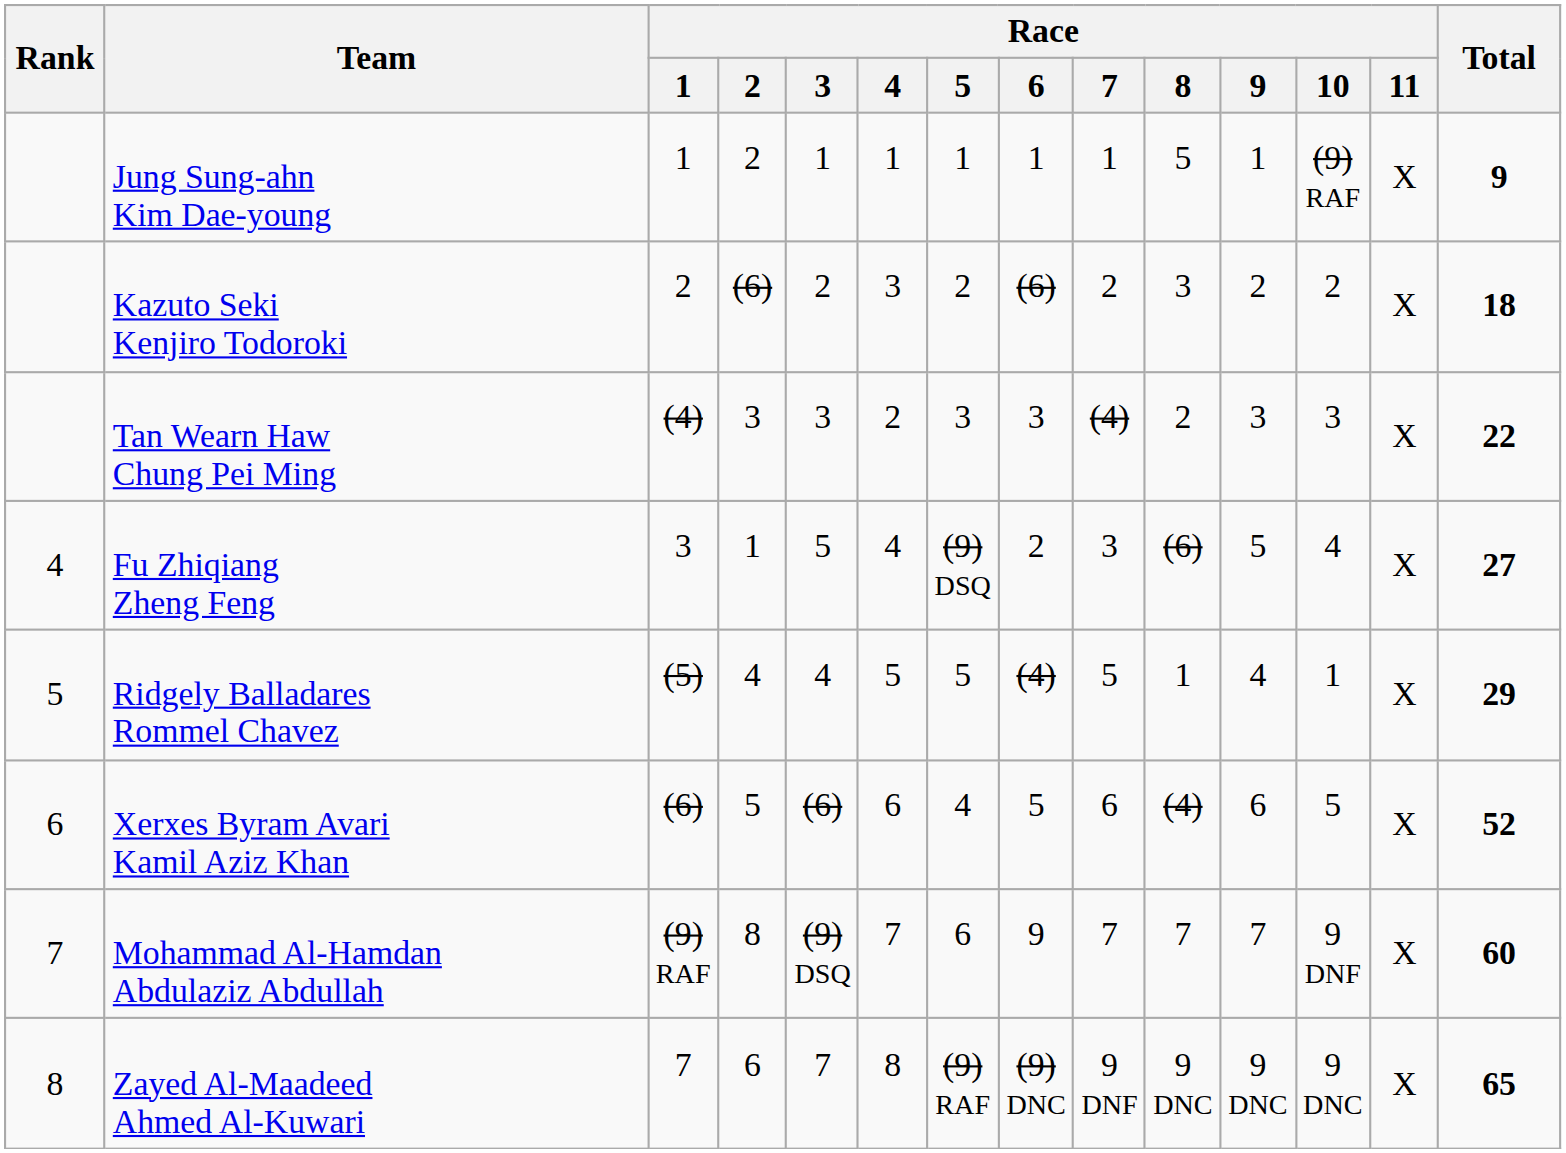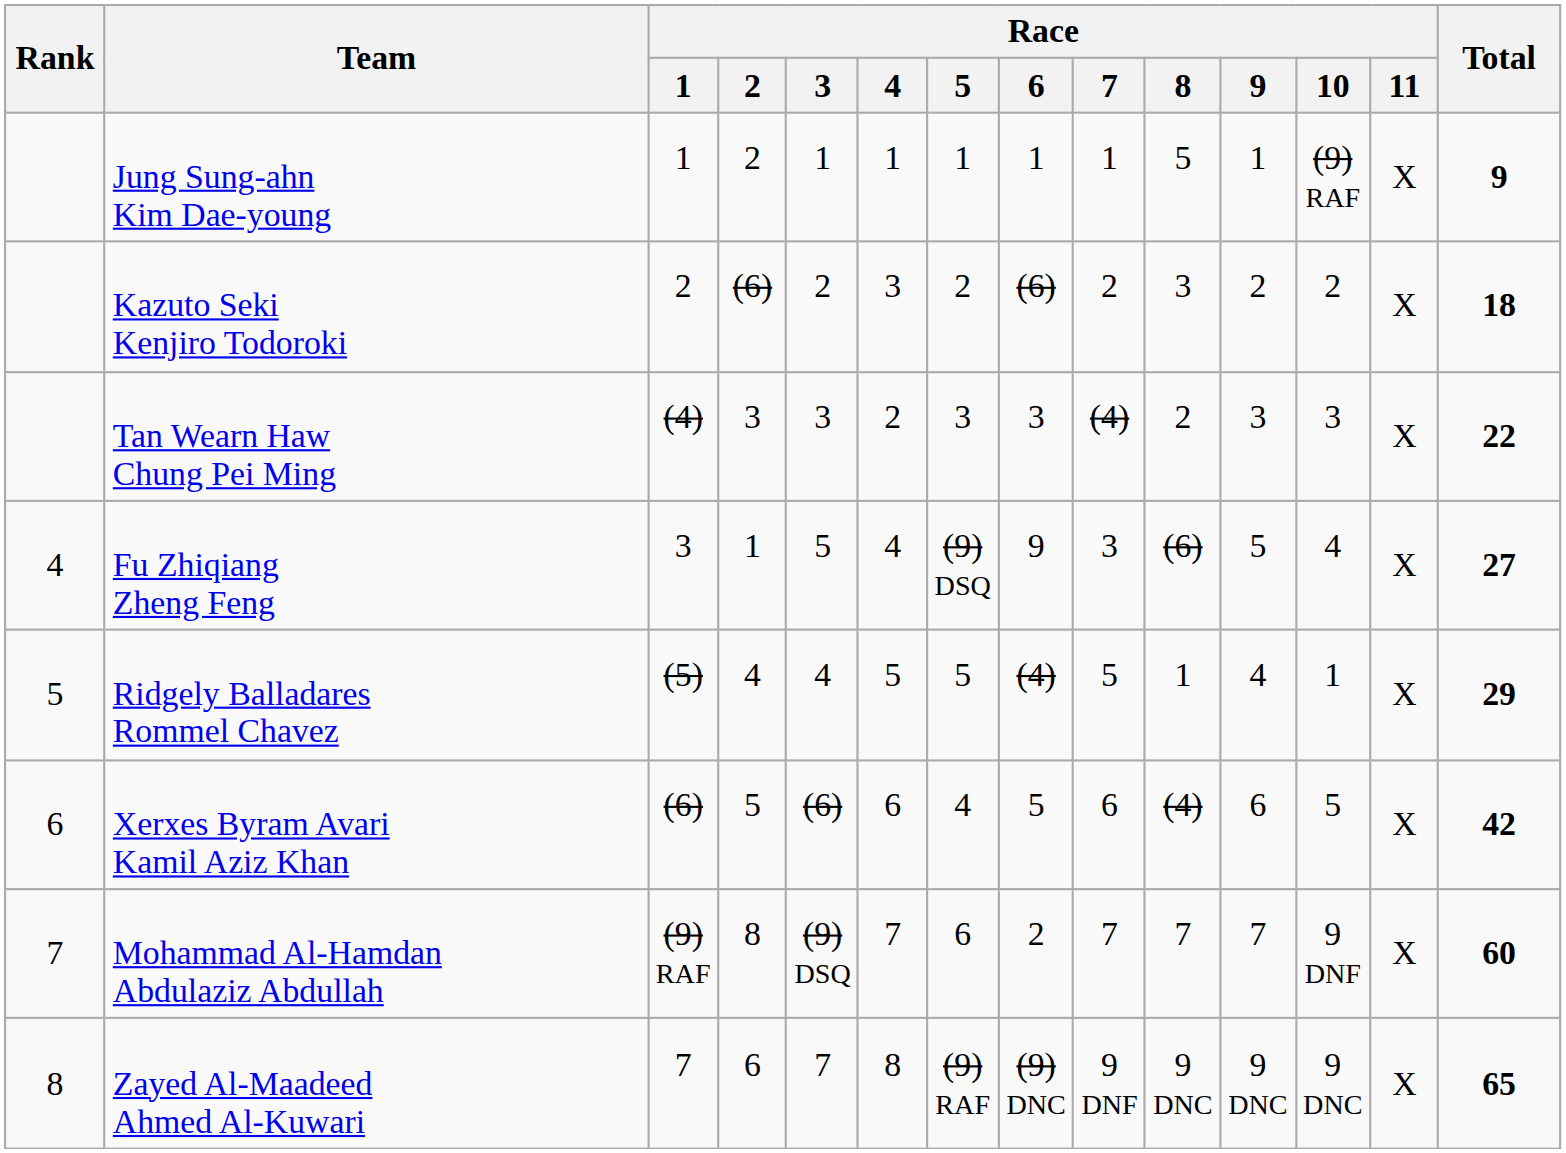(1036, 564) 2 -> (1036, 564) 9
(1499, 823) 52 -> (1499, 823) 42
(1036, 953) 9 -> (1036, 953) 2
